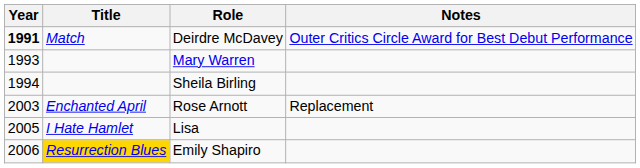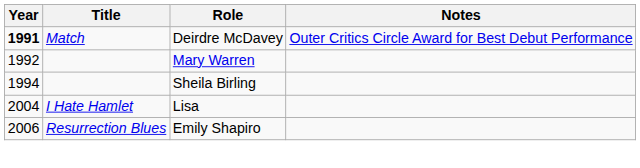(24, 60) 1993 -> (24, 60) 1992
- row: (210, 106)
(24, 128) 2005 -> (24, 106) 2004
(106, 151) gold background -> (106, 128) no background
